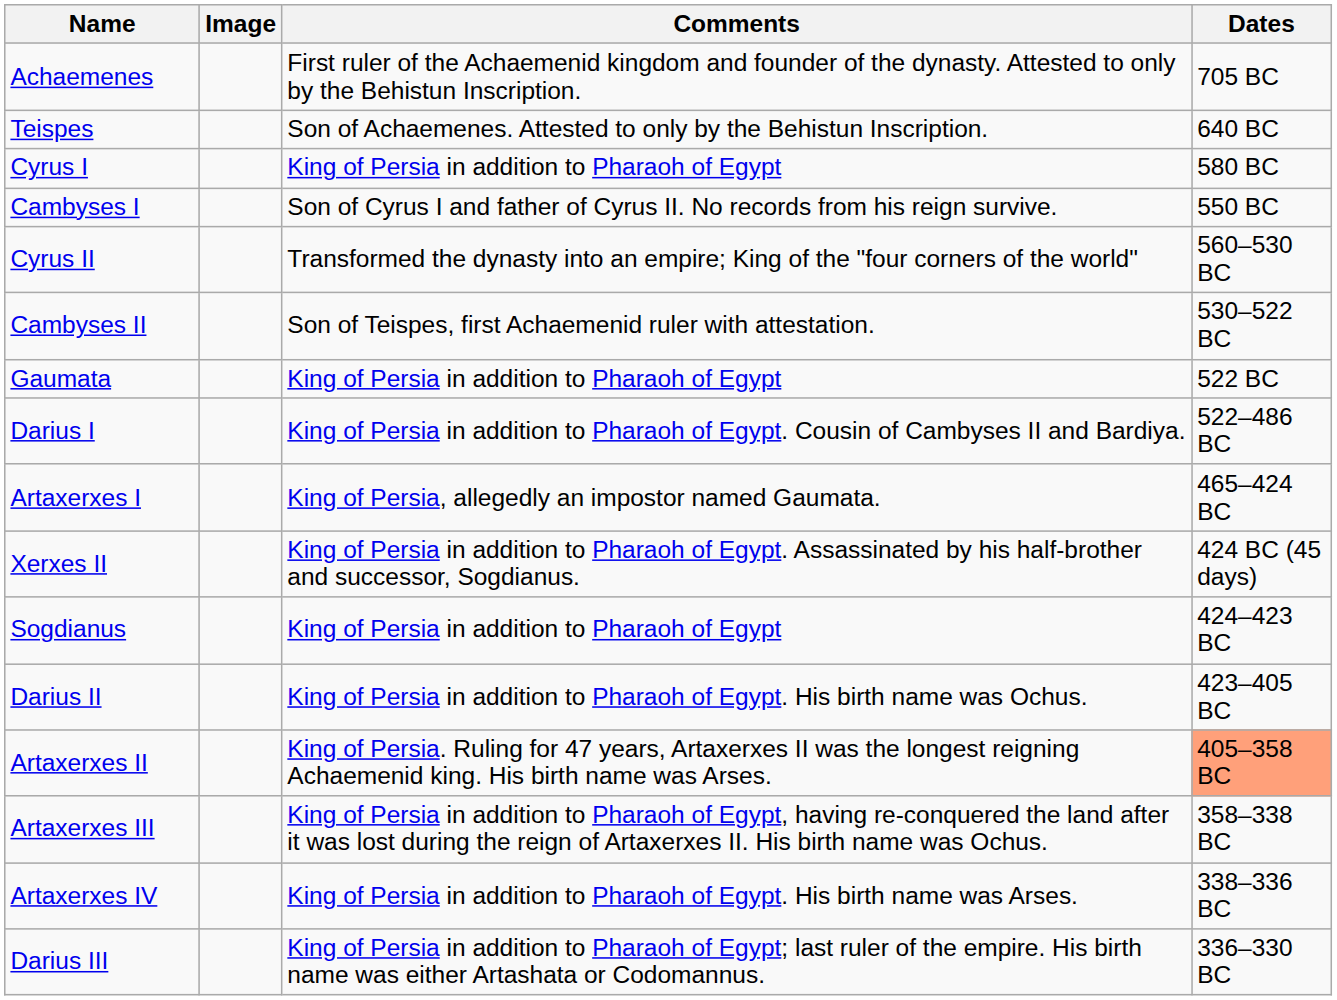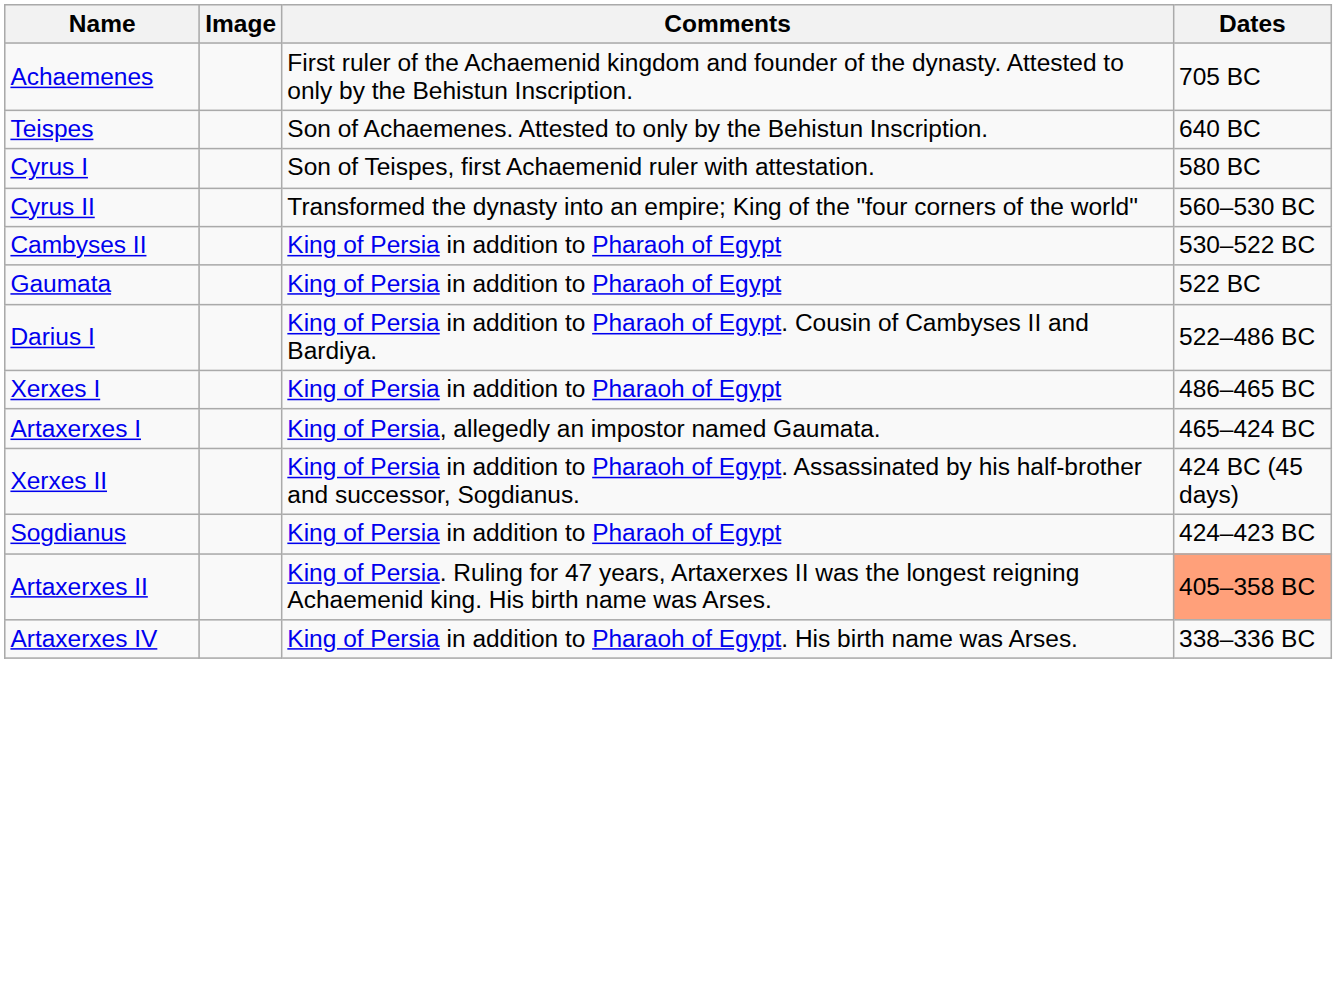(534, 167) King of Persia in addition to Pharaoh of Egypt -> (581, 167) Son of Teispes, first Achaemenid ruler with attestation.
- row: (75, 206)
(581, 325) Son of Teispes, first Achaemenid ruler with attestation. -> (534, 245) King of Persia in addition to Pharaoh of Egypt
+ row: (55, 389)
- row: (56, 696)
- row: (83, 829)
- row: (59, 961)
